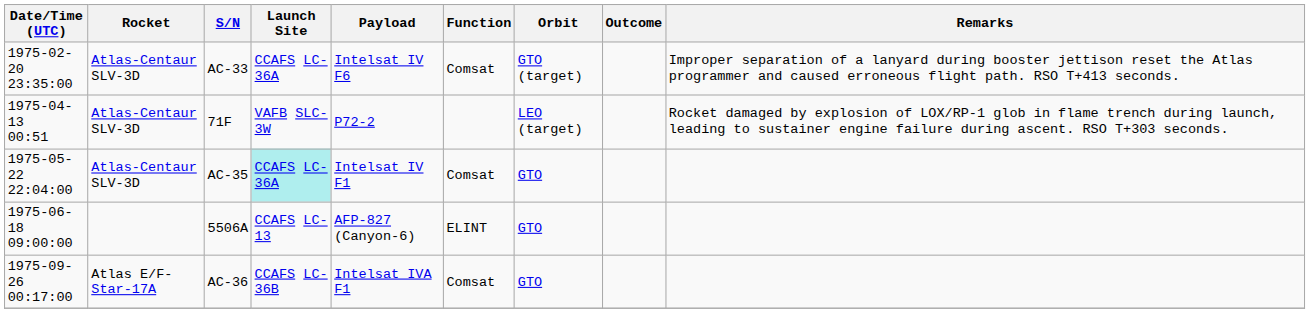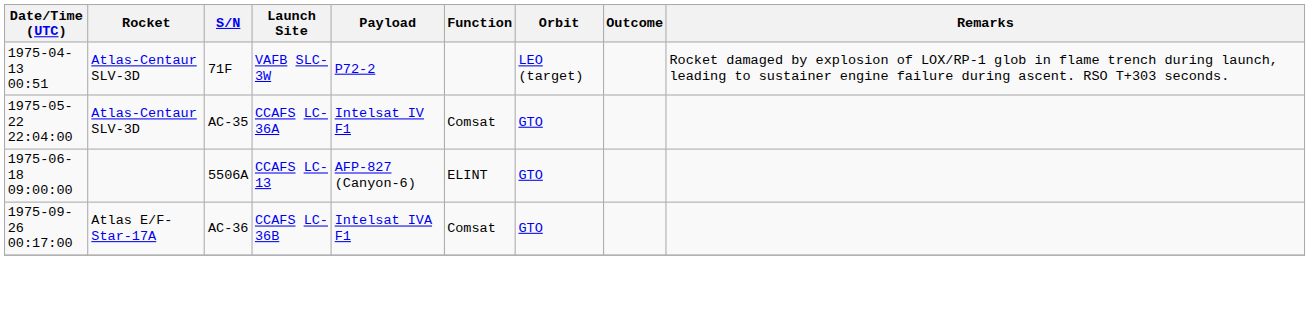- row: (228, 69)
(291, 175) paleturquoise background -> (291, 122) no background
